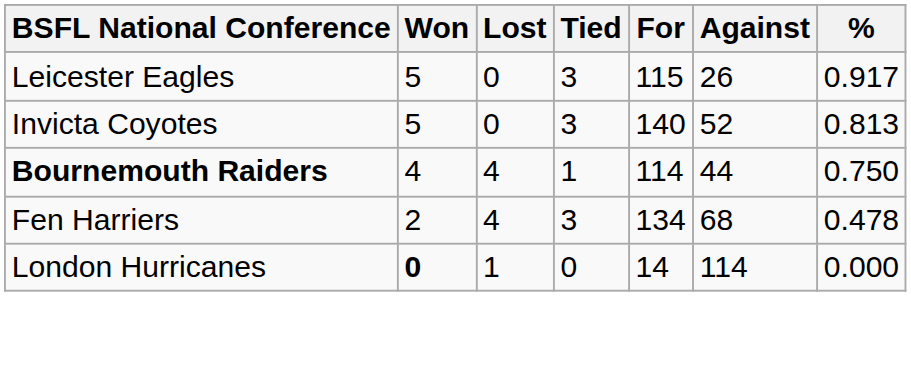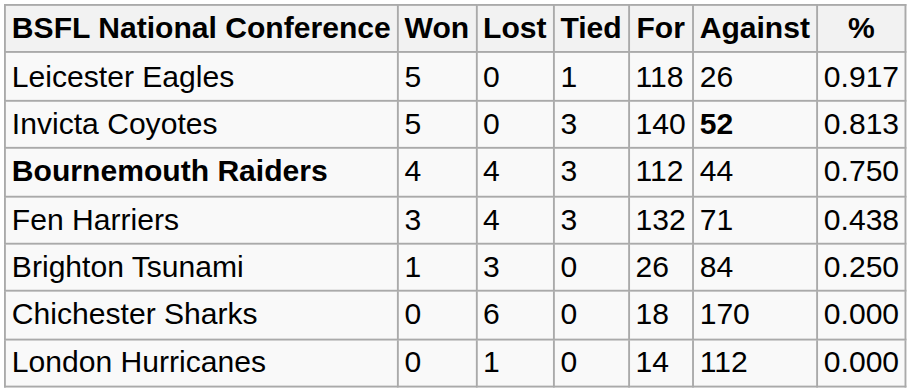(569, 76) 3 -> (569, 76) 1
(660, 76) 115 -> (660, 76) 118
(716, 123) normal -> (716, 123) bold
(569, 171) 1 -> (569, 171) 3
(660, 171) 114 -> (660, 171) 112
(413, 219) 2 -> (413, 219) 3
(661, 219) 134 -> (661, 219) 132
(716, 219) 68 -> (716, 219) 71
(861, 219) 0.478 -> (861, 219) 0.438
+ row: (128, 266)
+ row: (135, 314)
(413, 266) bold -> (413, 362) normal
(724, 266) 114 -> (724, 362) 112
